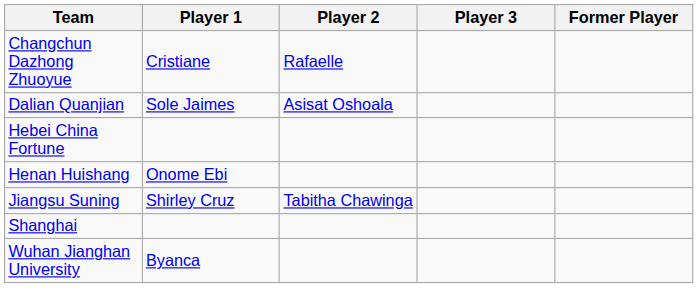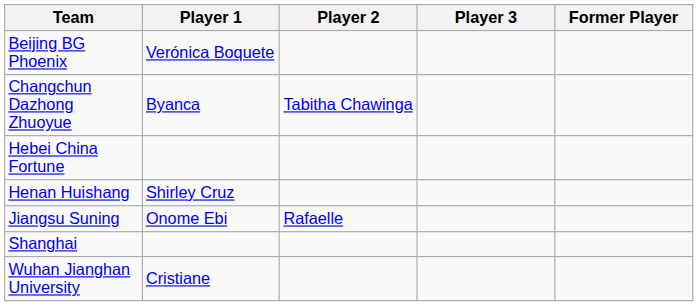+ row: (47, 53)
(178, 62) Cristiane -> (173, 105) Byanca
(313, 62) Rafaelle -> (348, 105) Tabitha Chawinga
- row: (66, 105)
(187, 175) Onome Ebi -> (190, 193) Shirley Cruz
(190, 201) Shirley Cruz -> (187, 219) Onome Ebi
(348, 201) Tabitha Chawinga -> (313, 219) Rafaelle
(173, 261) Byanca -> (178, 279) Cristiane
